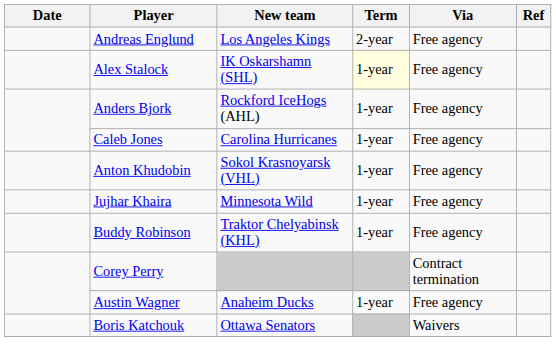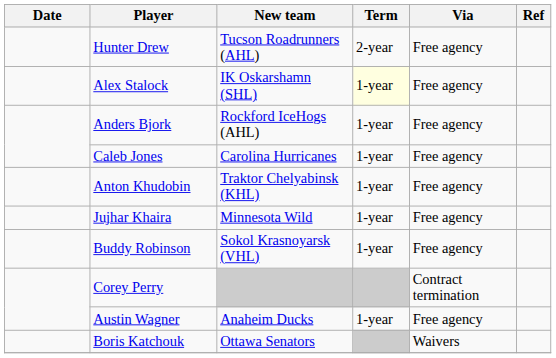- row: (144, 38)
+ row: (131, 46)
(275, 170) Sokol Krasnoyarsk (VHL) -> (279, 186) Traktor Chelyabinsk (KHL)
(280, 232) Traktor Chelyabinsk (KHL) -> (275, 248) Sokol Krasnoyarsk (VHL)
